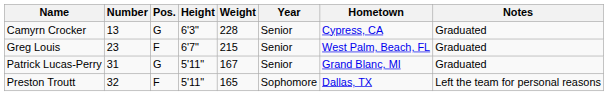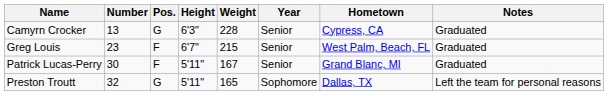(113, 64) 31 -> (113, 64) 30
(157, 64) G -> (156, 64) F
(156, 82) F -> (157, 82) G
